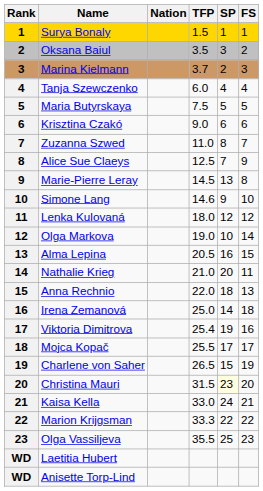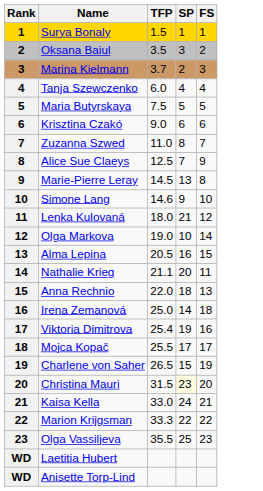- column: (168, 13)
(227, 217) 12 -> (185, 217) 21
(203, 273) 21.0 -> (162, 273) 21.1
